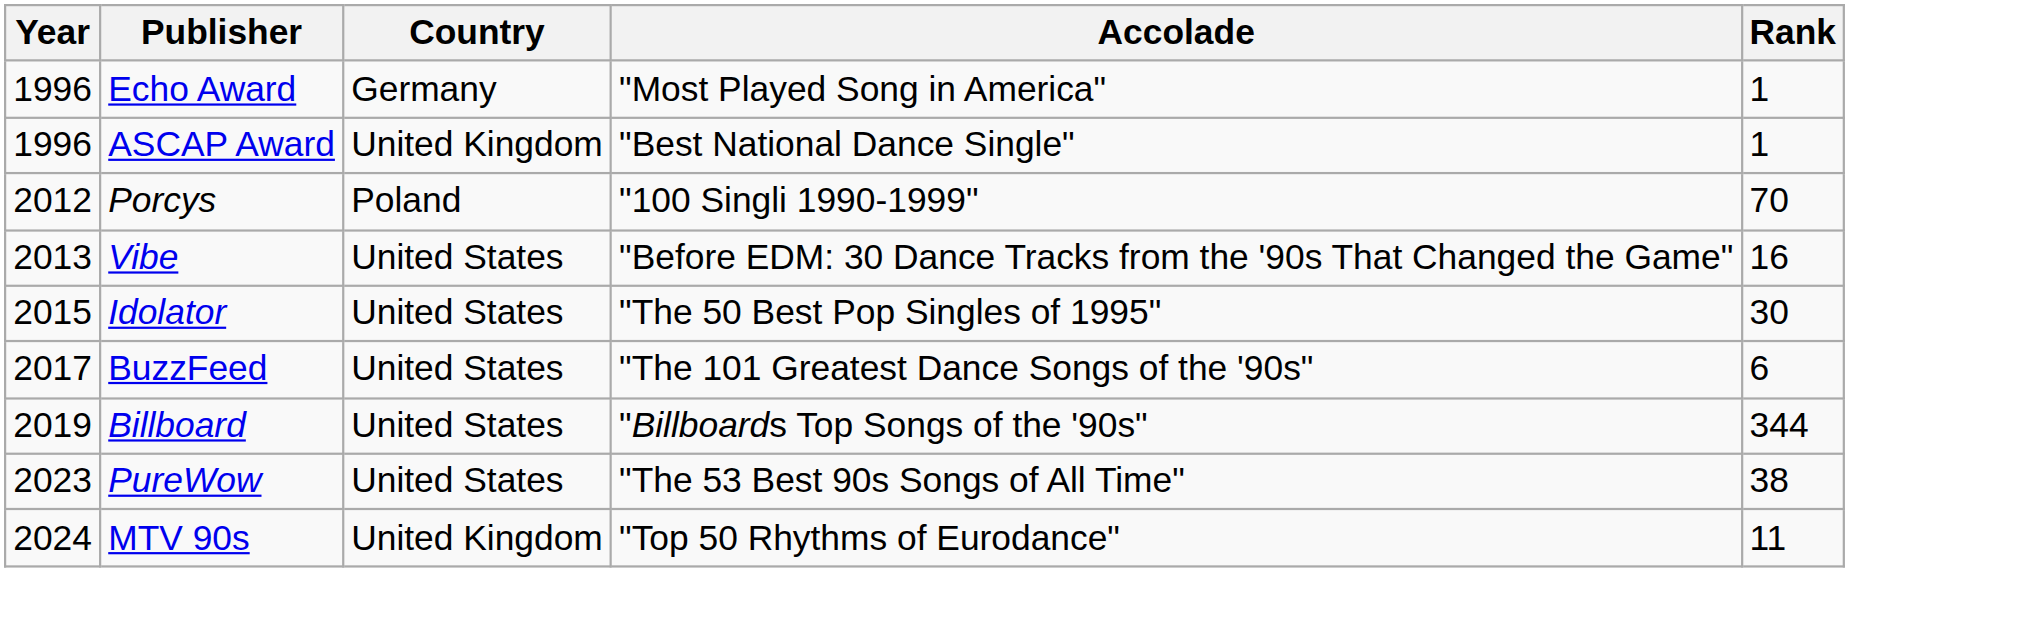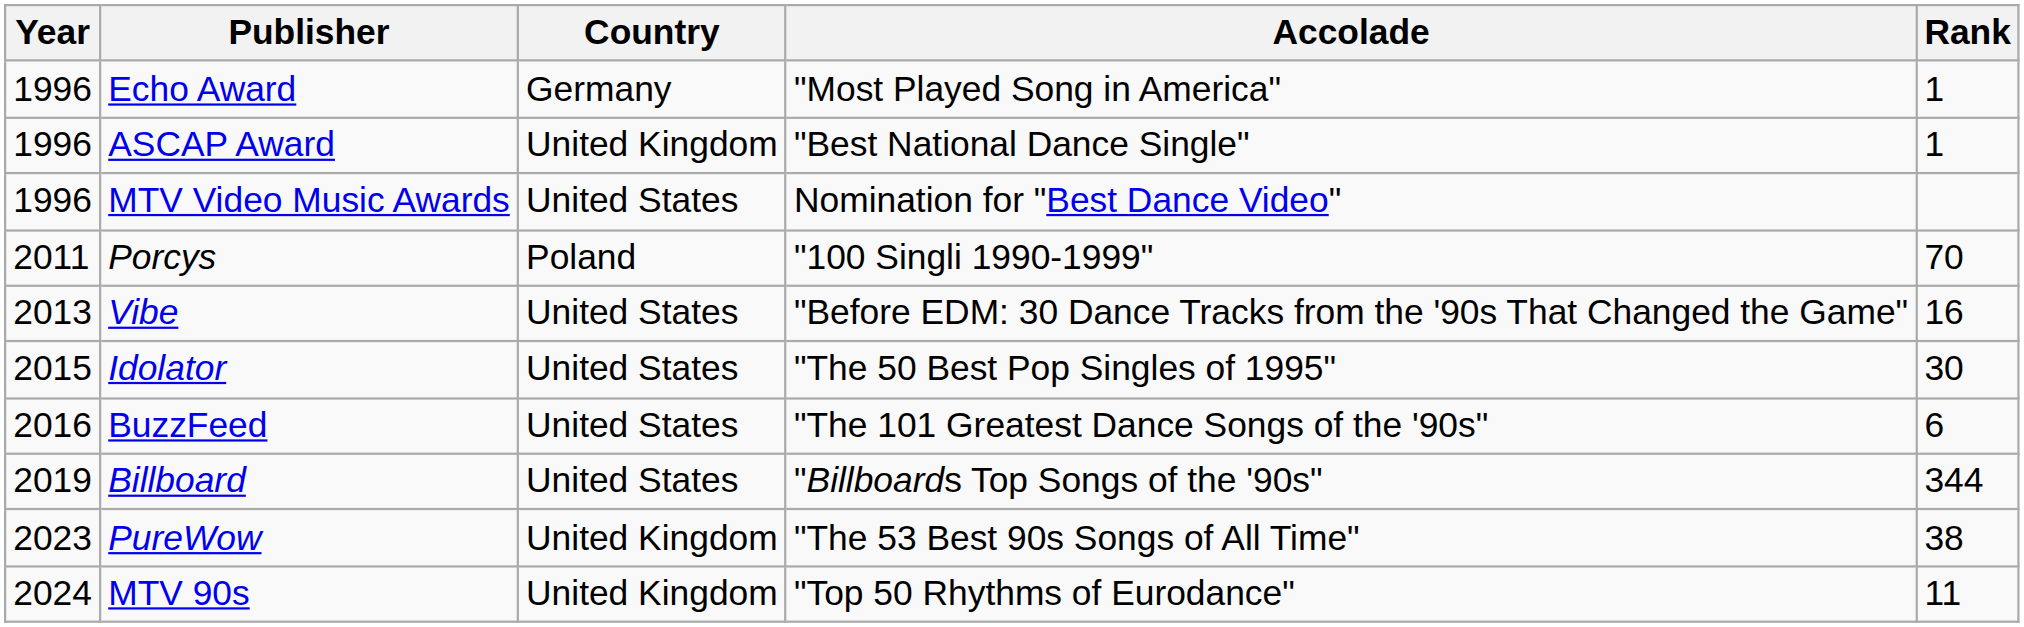+ row: (309, 200)
(53, 200) 2012 -> (51, 256) 2011
(53, 369) 2017 -> (53, 425) 2016
(457, 481) United States -> (652, 537) United Kingdom
